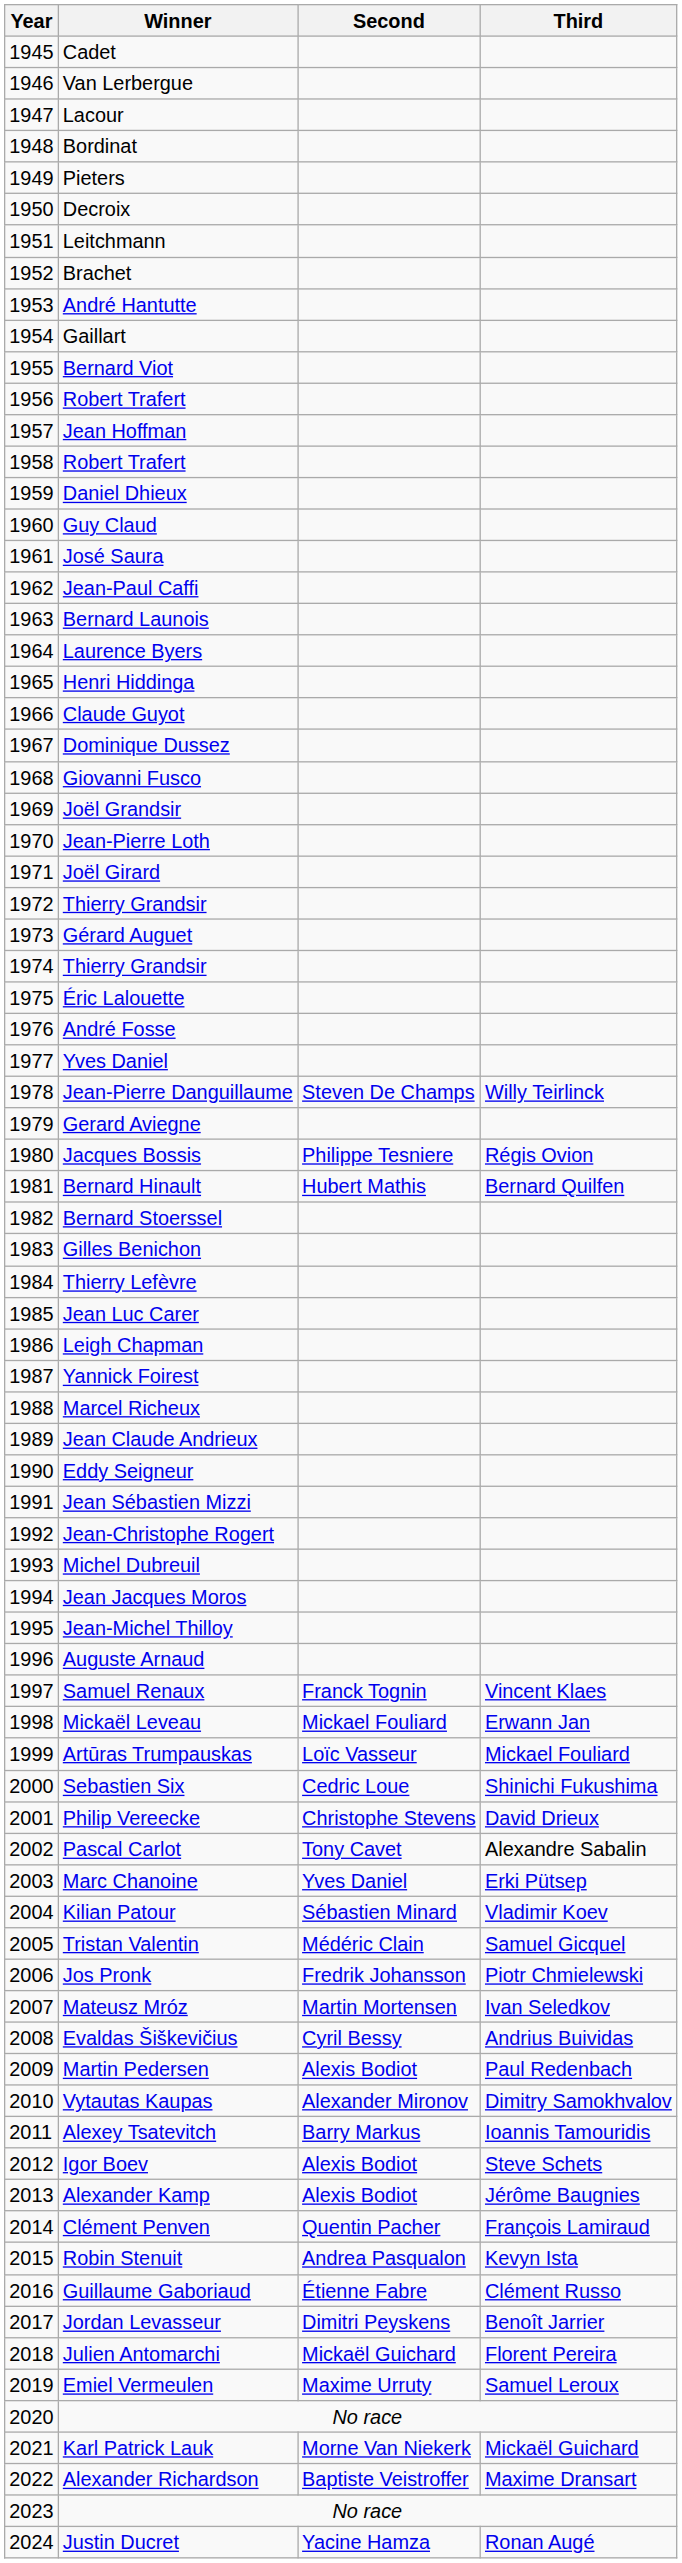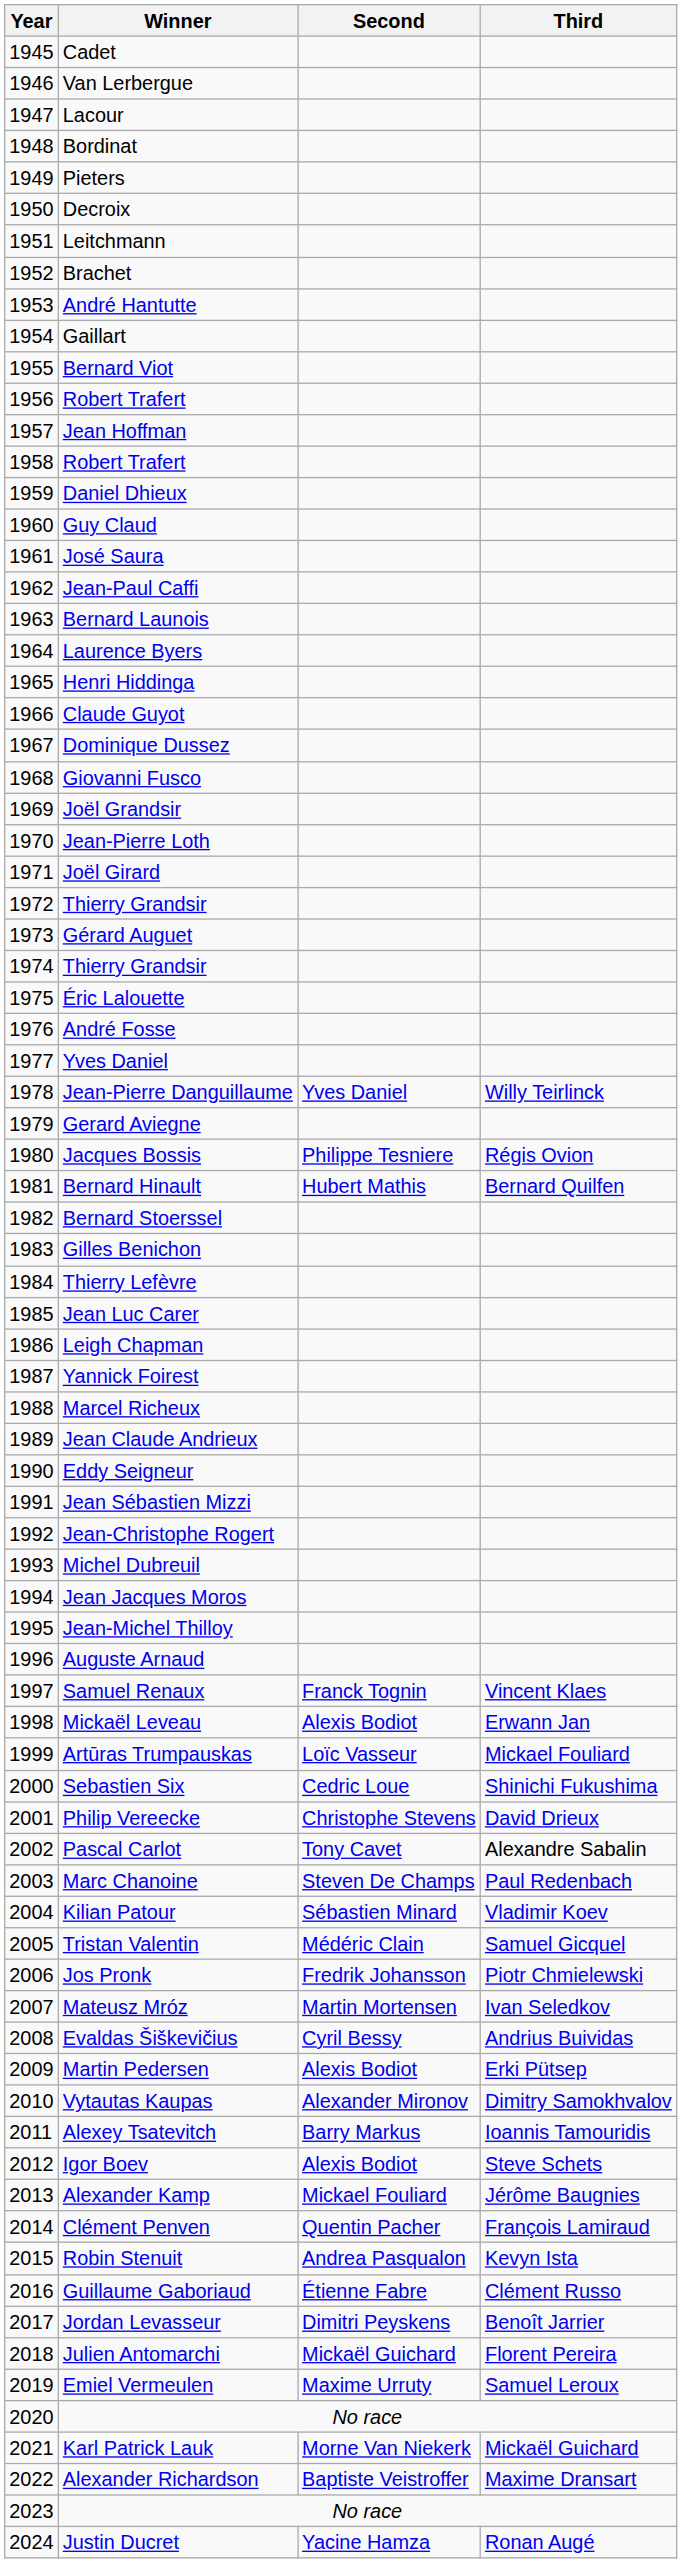(388, 1092) Steven De Champs -> (355, 1092) Yves Daniel
(375, 1723) Mickael Fouliard -> (360, 1723) Alexis Bodiot
(355, 1880) Yves Daniel -> (388, 1880) Steven De Champs
(536, 1880) Erki Pütsep -> (559, 1880) Paul Redenbach
(559, 2070) Paul Redenbach -> (536, 2070) Erki Pütsep
(360, 2196) Alexis Bodiot -> (375, 2196) Mickael Fouliard
